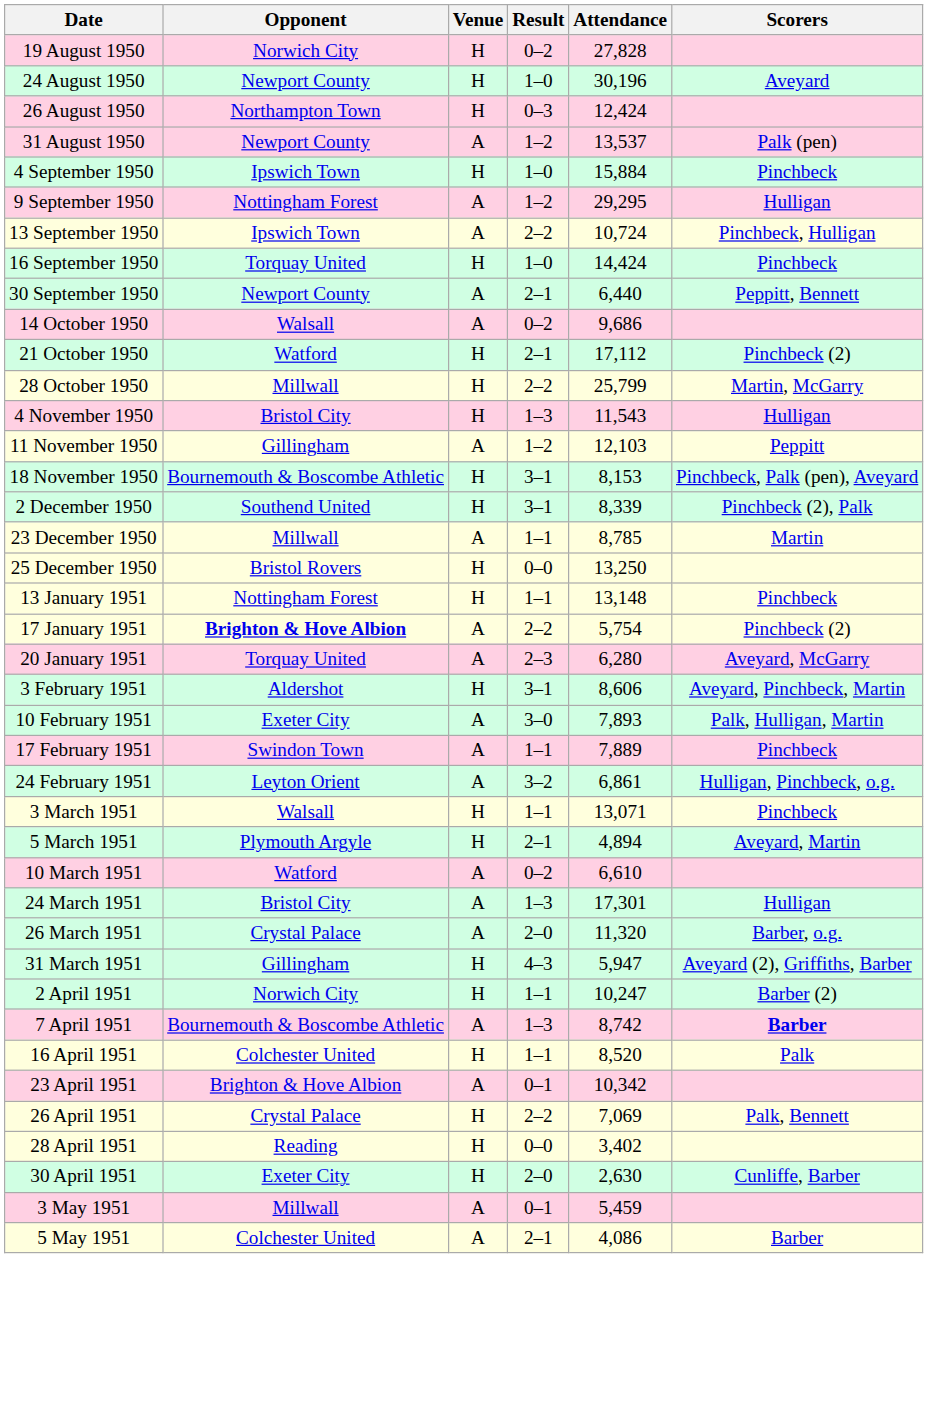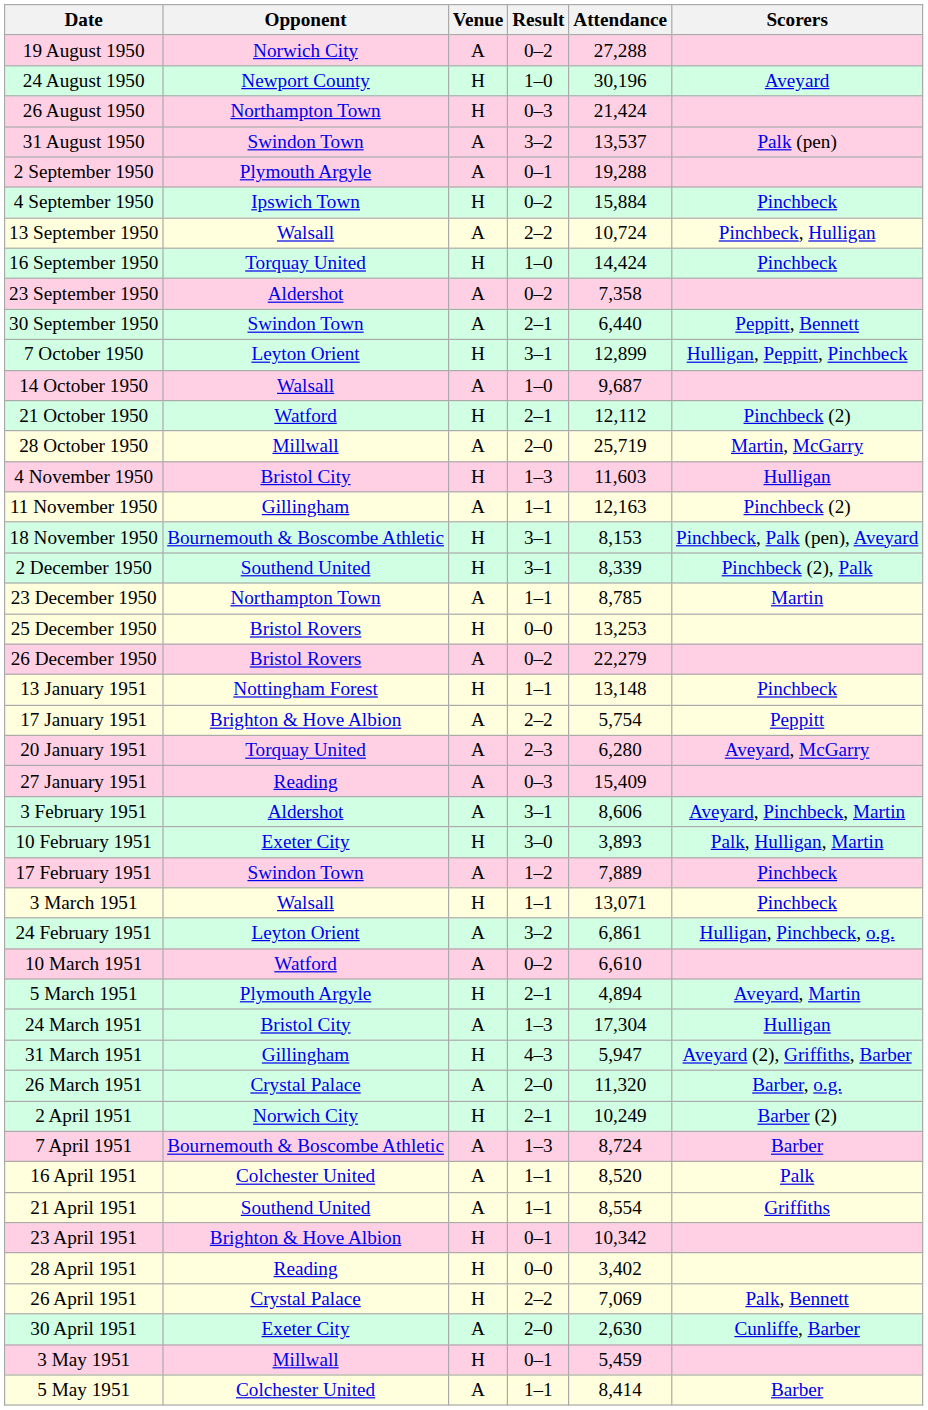(478, 50) H -> (478, 50) A
(620, 50) 27,828 -> (620, 50) 27,288
(620, 111) 12,424 -> (620, 111) 21,424
(306, 141) Newport County -> (306, 141) Swindon Town
(538, 141) 1–2 -> (538, 141) 3–2
+ row: (84, 171)
(538, 171) 1–0 -> (538, 202) 0–2
- row: (84, 202)
(306, 232) Ipswich Town -> (306, 232) Walsall
+ row: (84, 293)
(306, 293) Newport County -> (306, 324) Swindon Town
+ row: (84, 354)
(538, 324) 0–2 -> (538, 385) 1–0
(620, 324) 9,686 -> (620, 385) 9,687
(620, 354) 17,112 -> (620, 415) 12,112
(478, 385) H -> (478, 446) A
(538, 385) 2–2 -> (538, 446) 2–0
(620, 385) 25,799 -> (620, 446) 25,719
(620, 415) 11,543 -> (620, 476) 11,603
(538, 446) 1–2 -> (538, 506) 1–1
(620, 446) 12,103 -> (620, 506) 12,163
(797, 446) Peppitt -> (797, 506) Pinchbeck (2)
(306, 537) Millwall -> (306, 598) Northampton Town
(620, 567) 13,250 -> (620, 628) 13,253
+ row: (84, 659)
(306, 628) bold -> (306, 720) normal
(797, 628) Pinchbeck (2) -> (797, 720) Peppitt
+ row: (84, 780)
(478, 689) H -> (478, 811) A
(478, 720) A -> (478, 841) H
(620, 720) 7,893 -> (620, 841) 3,893
(538, 750) 1–1 -> (538, 872) 1–2
rows swapped: (84, 780) <-> (84, 811)
rows swapped: (84, 841) <-> (84, 872)
(620, 902) 17,301 -> (620, 1024) 17,304
rows swapped: (84, 933) <-> (84, 963)
(538, 994) 1–1 -> (538, 1115) 2–1
(620, 994) 10,247 -> (620, 1115) 10,249
(620, 1024) 8,742 -> (620, 1146) 8,724
(797, 1024) bold -> (797, 1146) normal
(478, 1055) H -> (478, 1176) A
+ row: (84, 1207)
(478, 1085) A -> (478, 1237) H
rows swapped: (84, 1115) <-> (84, 1146)
(478, 1176) H -> (478, 1329) A
(478, 1207) A -> (478, 1359) H
(538, 1237) 2–1 -> (538, 1389) 1–1
(620, 1237) 4,086 -> (620, 1389) 8,414
